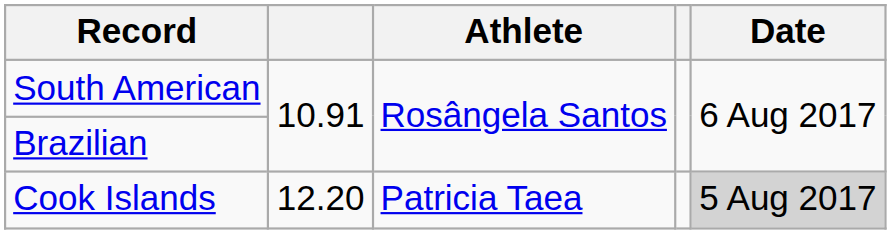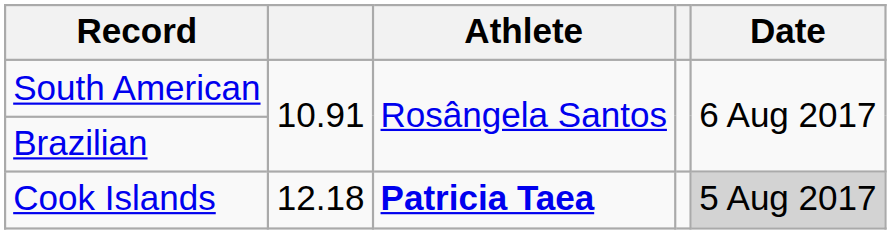(321, 198) 12.20 -> (321, 198) 12.18
(482, 198) normal -> (487, 198) bold
